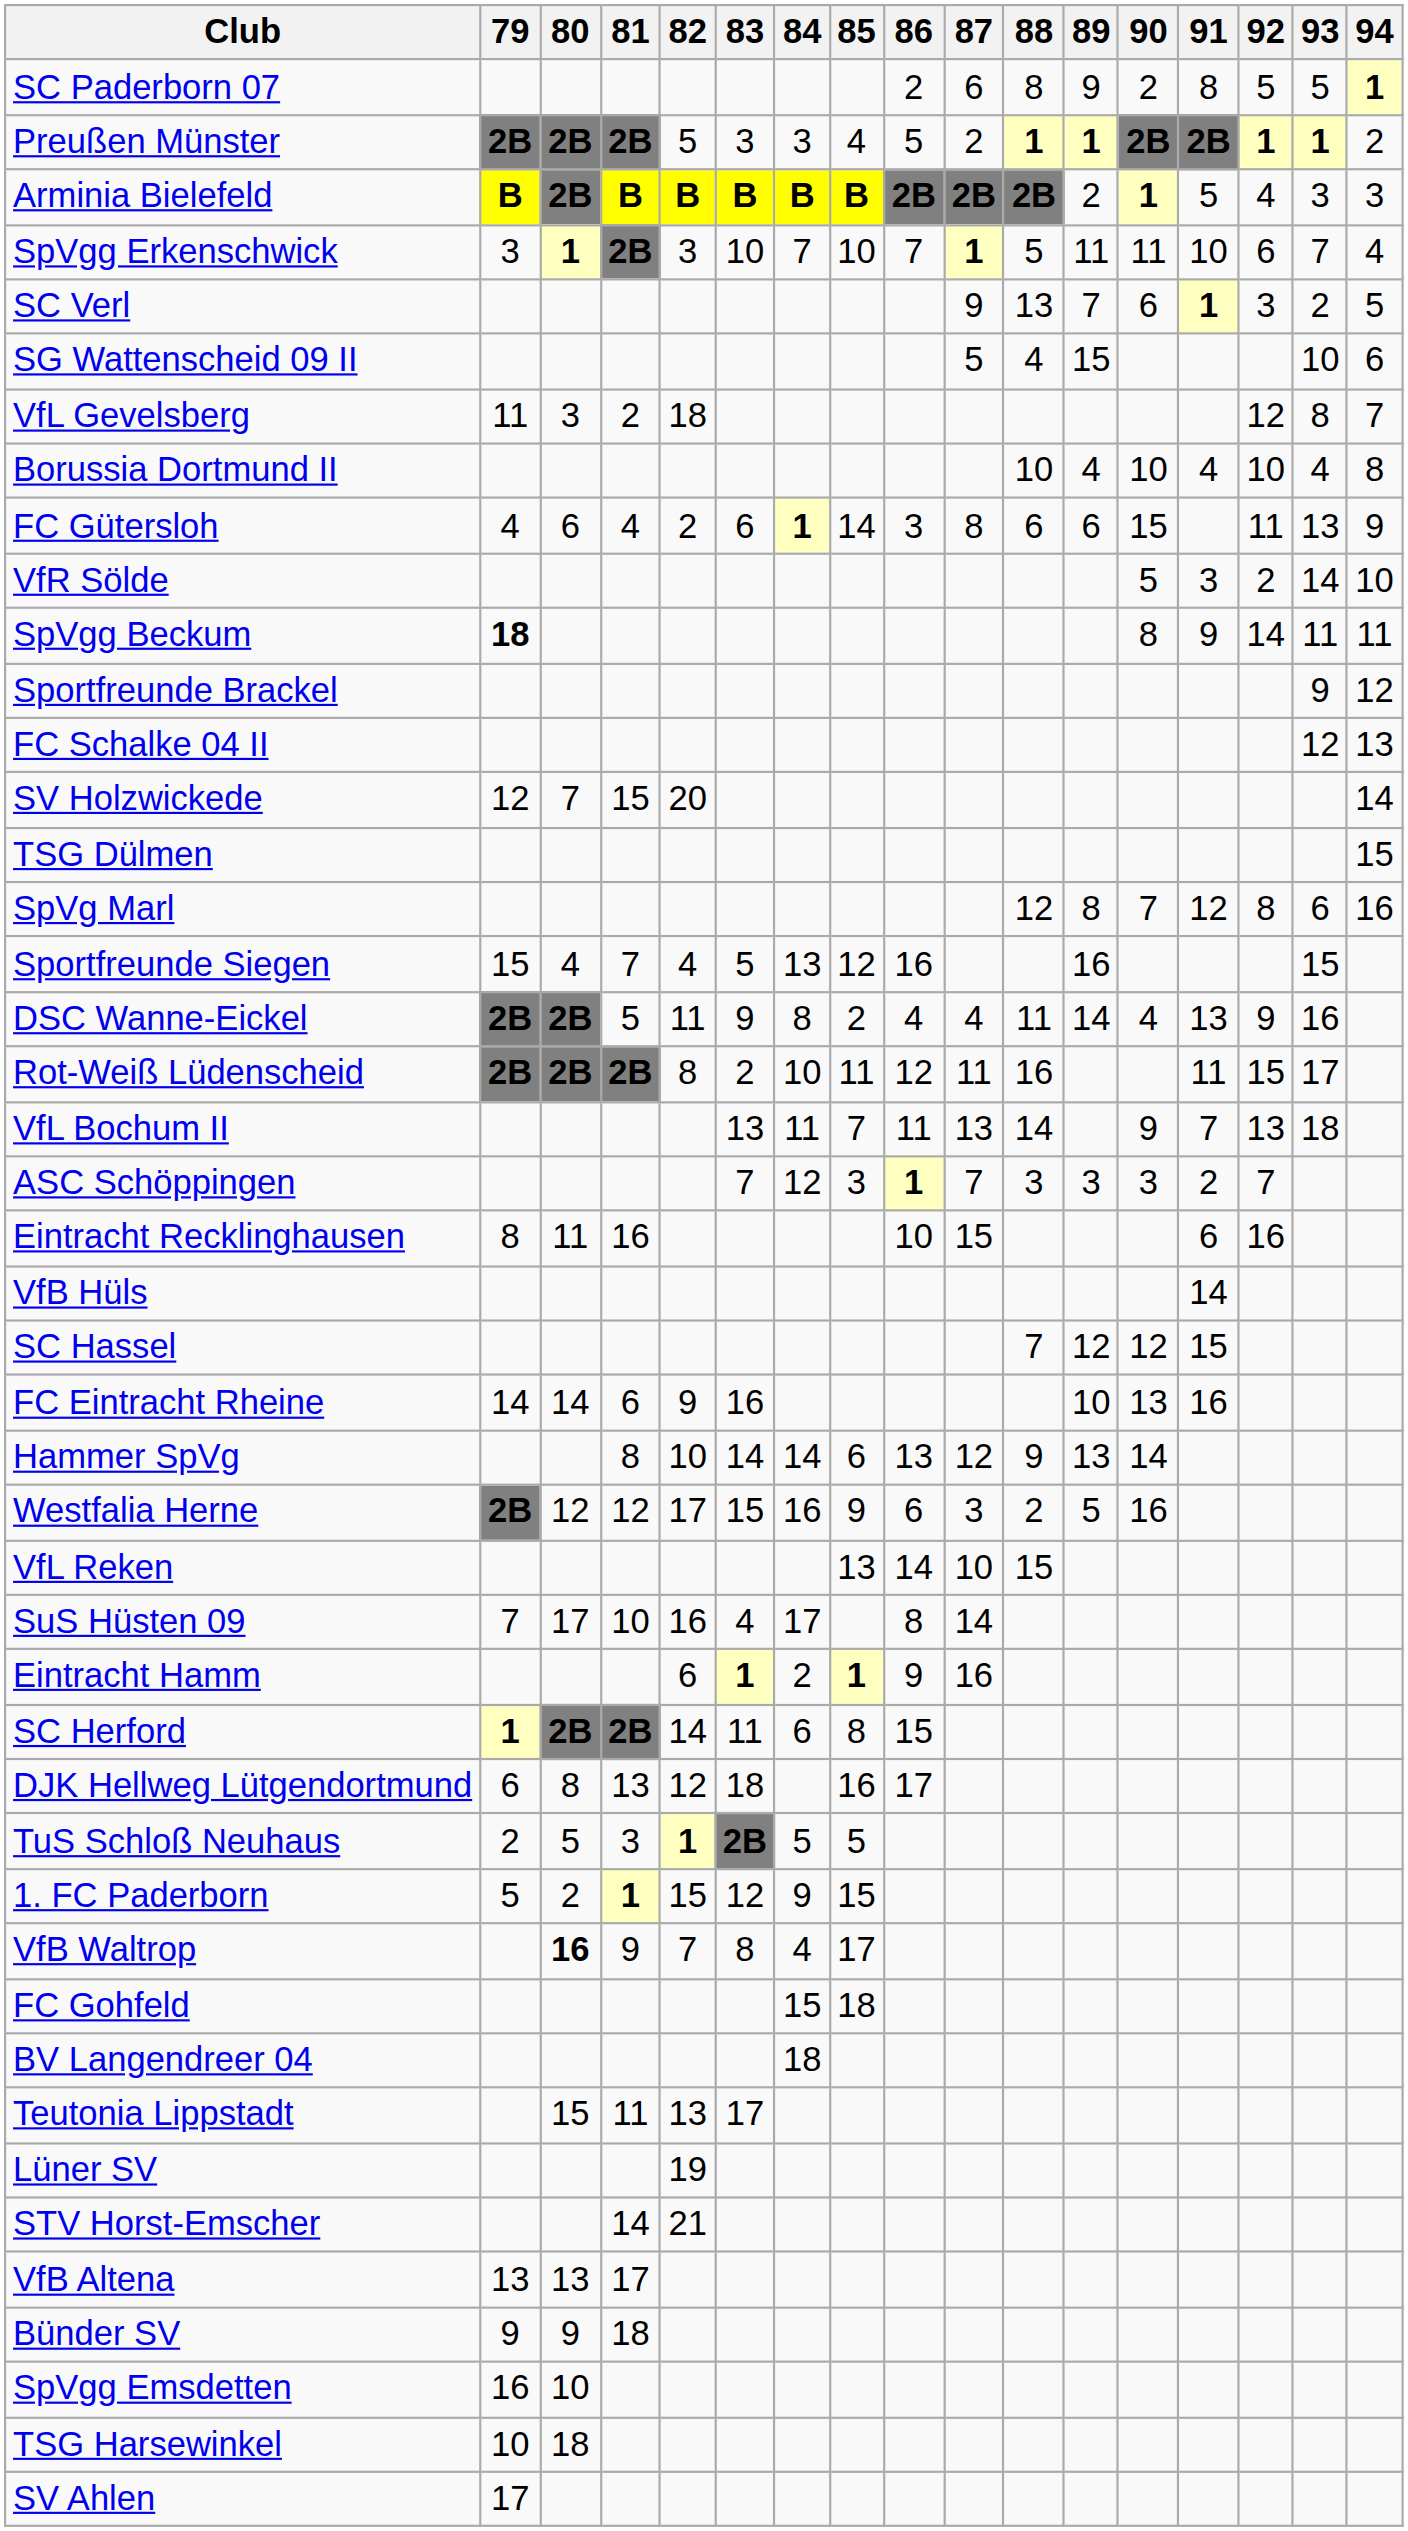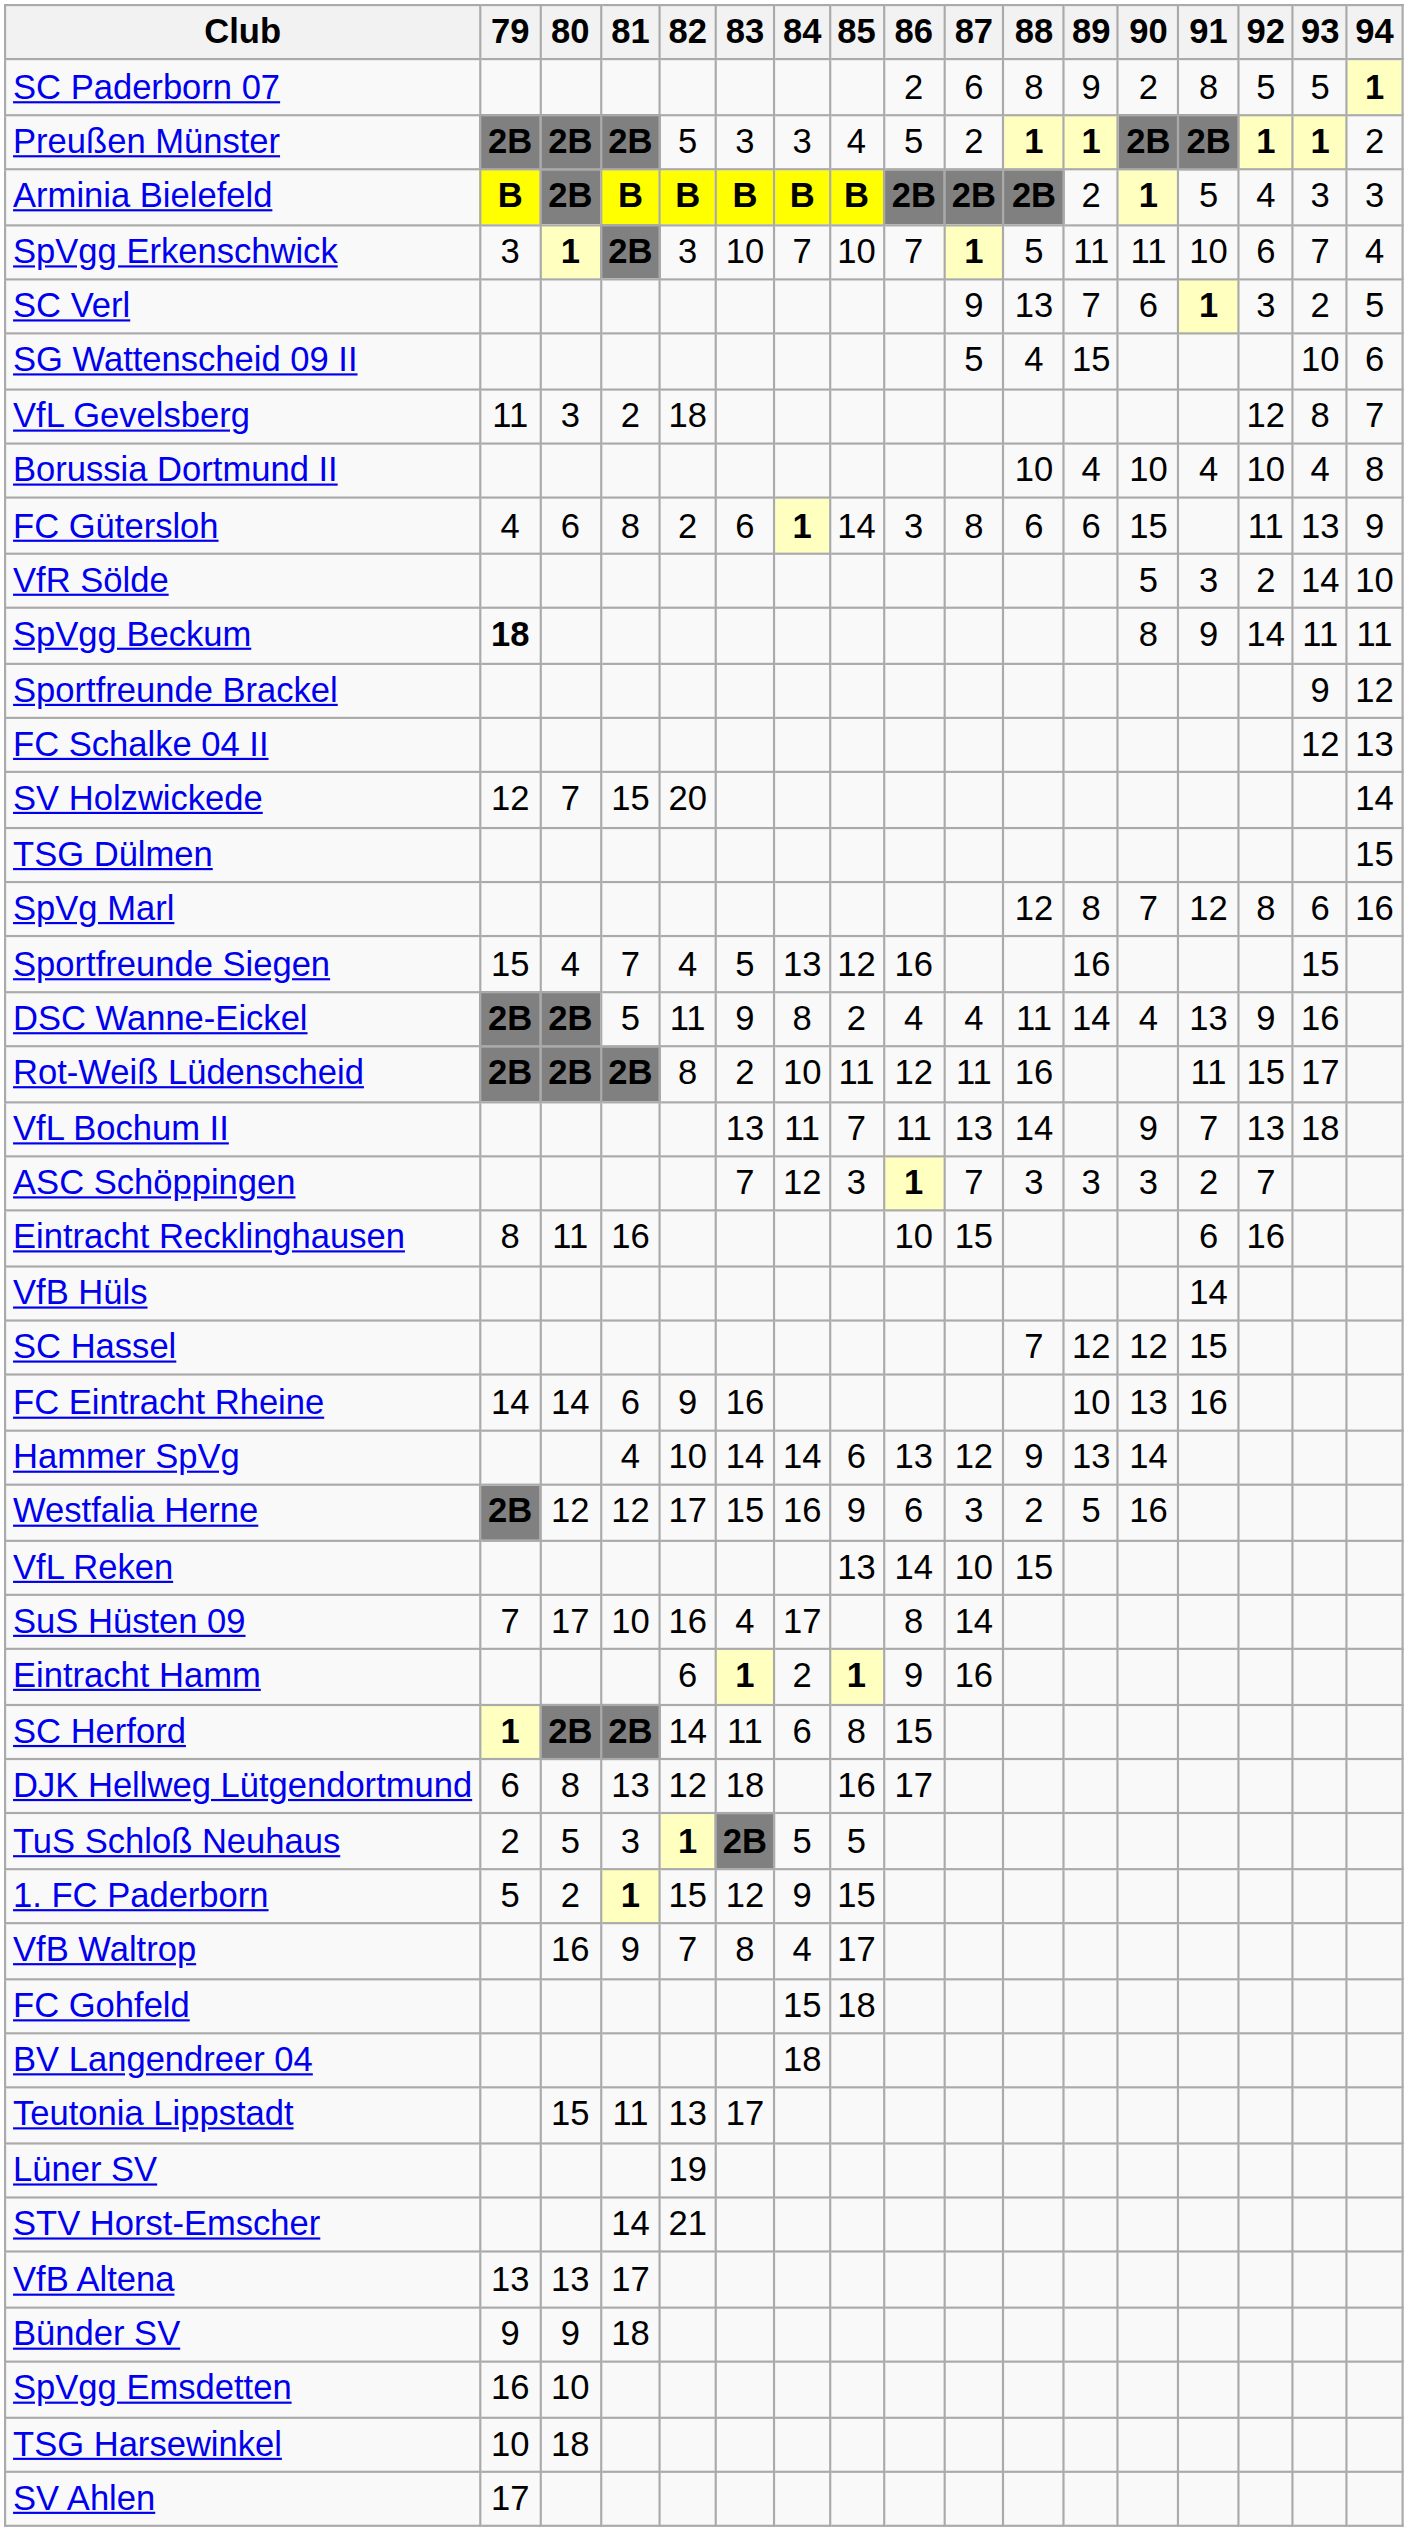(630, 525) 4 -> (630, 525) 8
(630, 1456) 8 -> (630, 1456) 4
(570, 1950) bold -> (570, 1950) normal
